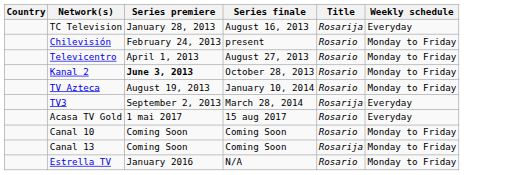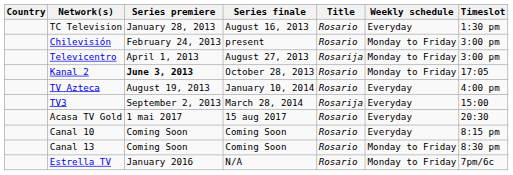+ column: (483, 12)
(341, 27) Rosarija -> (338, 27) Rosario
(338, 57) Rosario -> (341, 57) Rosarija
(412, 87) Monday to Friday -> (390, 87) Everyday
(412, 132) Monday to Friday -> (390, 132) Everyday
(341, 147) Rosarija -> (338, 147) Rosario
